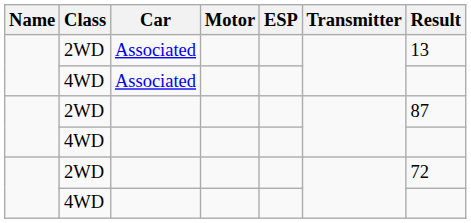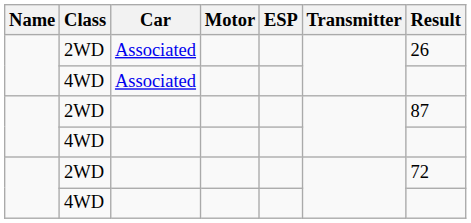(420, 49) 13 -> (420, 49) 26
